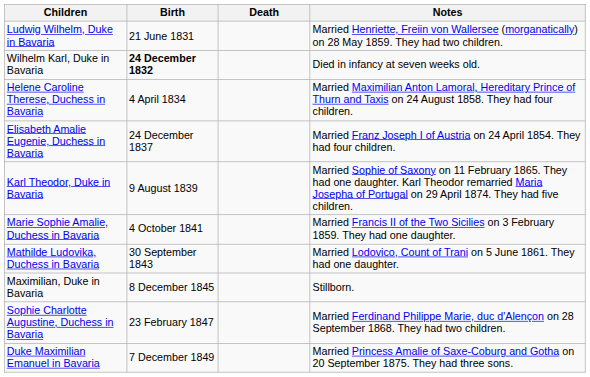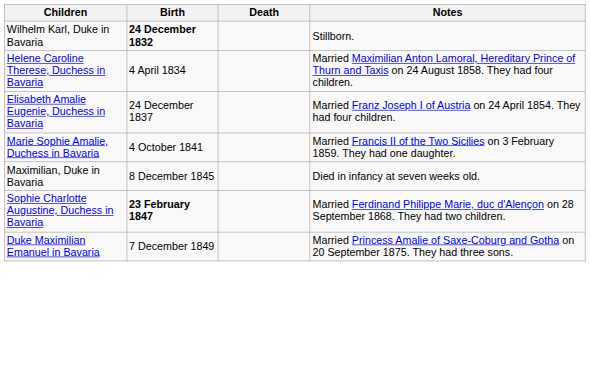- row: (60, 36)
(396, 65) Died in infancy at seven weeks old. -> (333, 36) Stillborn.
- row: (59, 188)
- row: (53, 258)
(333, 287) Stillborn. -> (396, 176) Died in infancy at seven weeks old.
(171, 322) normal -> (159, 211) bold
